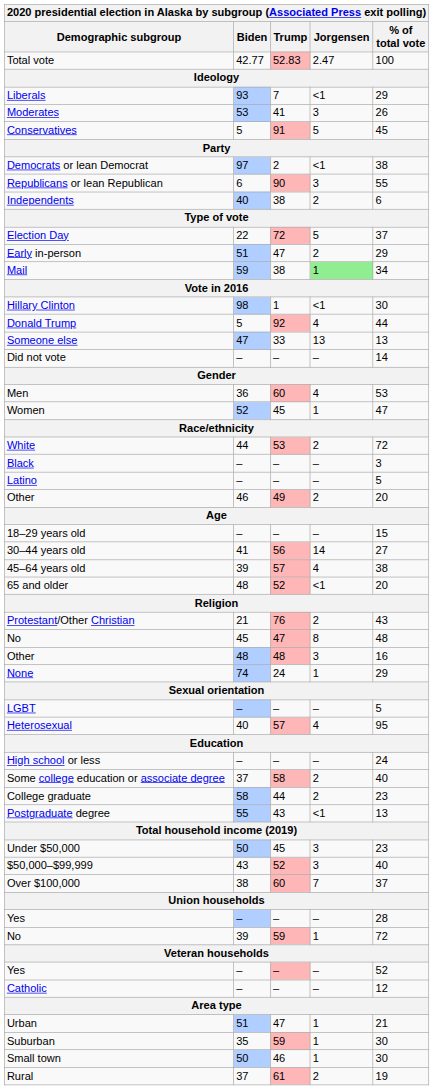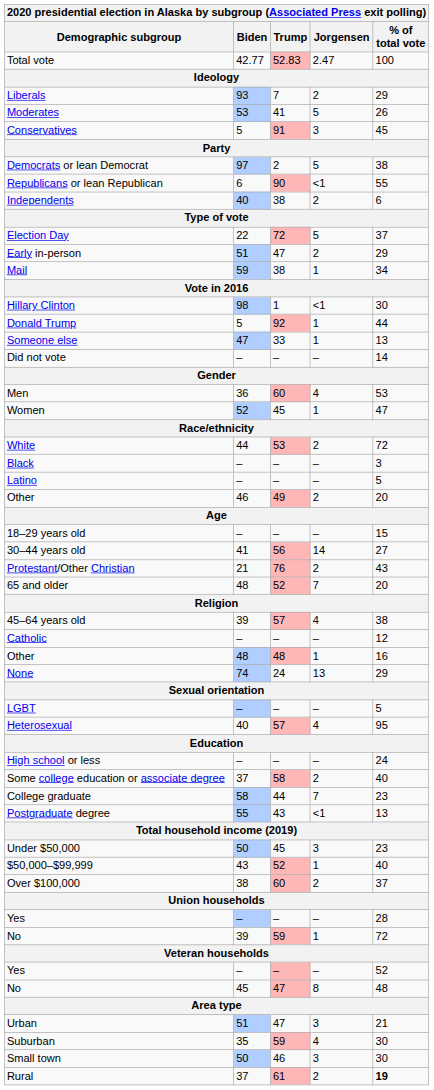(319, 95) <1 -> (316, 95) 2
(316, 113) 3 -> (316, 113) 5
(316, 130) 5 -> (316, 130) 3
(319, 165) <1 -> (316, 165) 5
(316, 183) 3 -> (319, 183) <1
(316, 270) lightgreen background -> (316, 270) no background
(316, 323) 4 -> (316, 323) 1
(319, 340) 13 -> (316, 340) 1
rows swapped: (46, 568) <-> (71, 620)
(319, 585) <1 -> (316, 585) 7
rows swapped: (27, 988) <-> (14, 638)
(316, 655) 3 -> (316, 655) 1
(316, 673) 1 -> (319, 673) 13
(316, 796) 2 -> (316, 796) 7
(316, 866) 3 -> (316, 866) 1
(316, 883) 7 -> (316, 883) 2
(316, 1023) 1 -> (316, 1023) 3
(316, 1041) 1 -> (316, 1041) 4
(316, 1058) 1 -> (316, 1058) 3
(382, 1076) normal -> (382, 1076) bold
